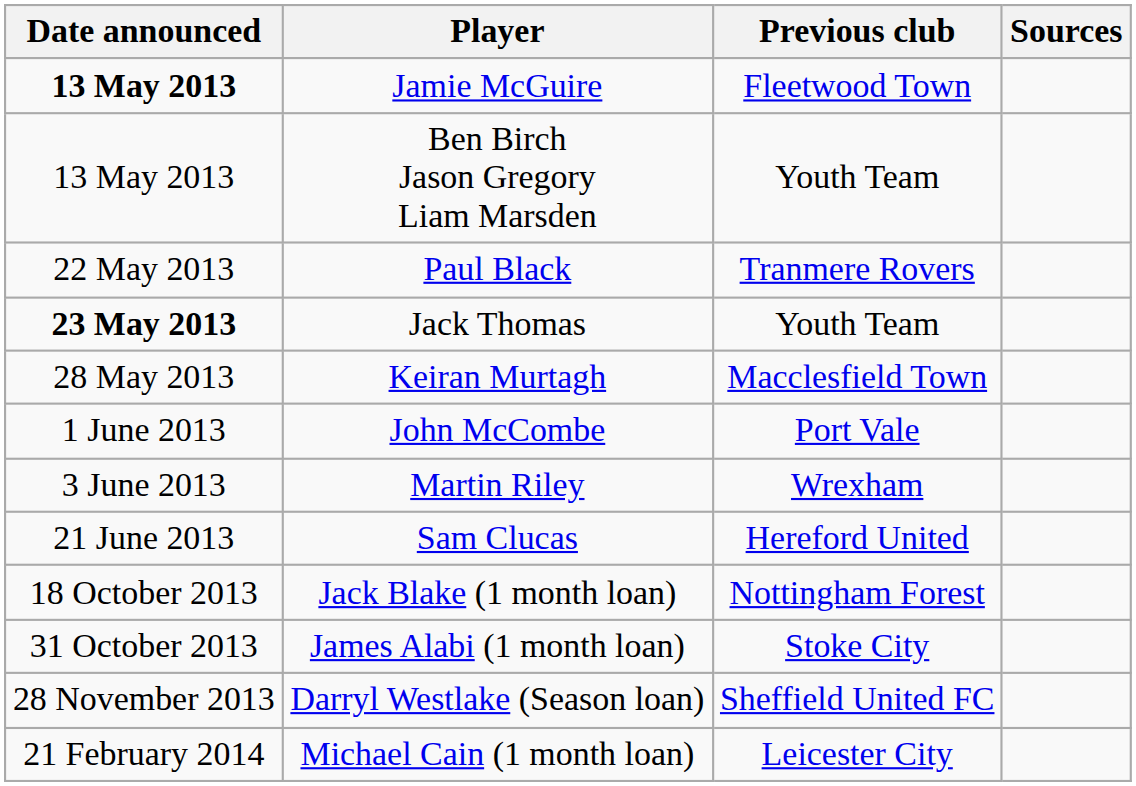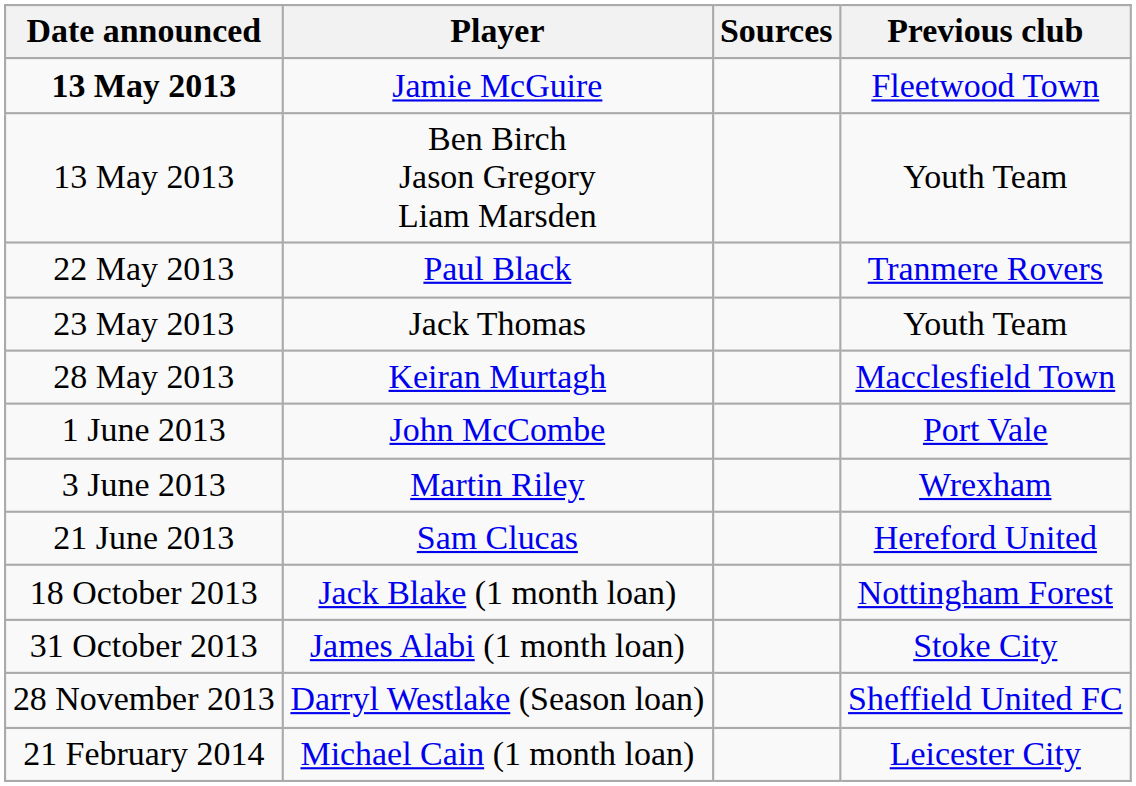columns swapped: (857, 31) <-> (1066, 31)
(144, 322) bold -> (144, 322) normal
